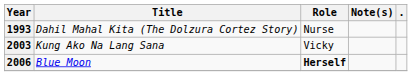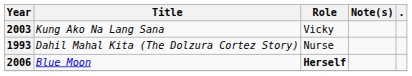rows swapped: (19, 29) <-> (19, 46)
